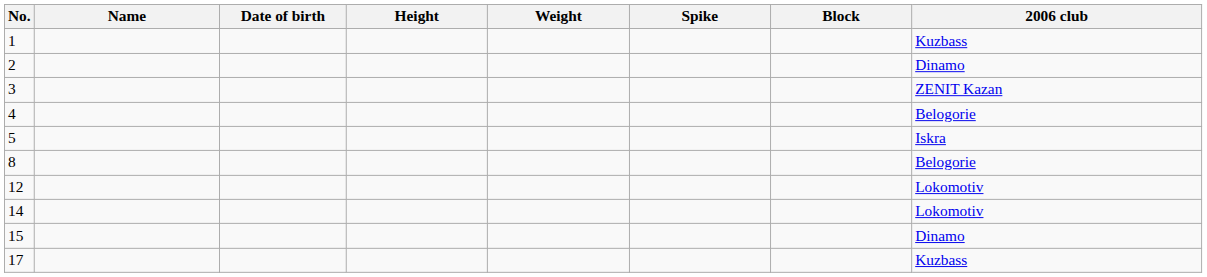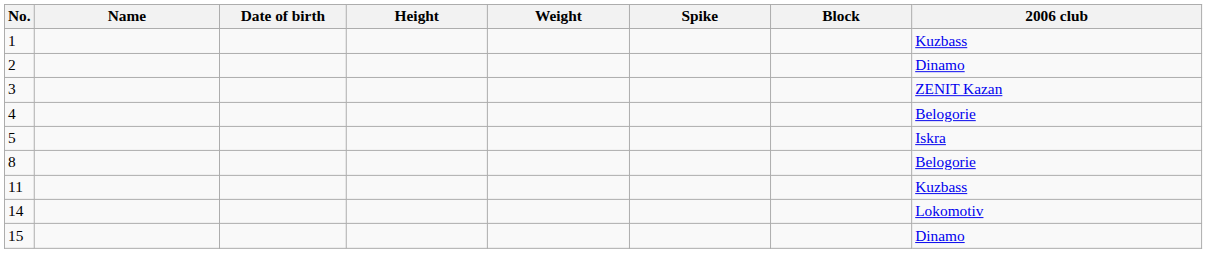+ row: (15, 187)
- row: (16, 187)
- row: (16, 260)
